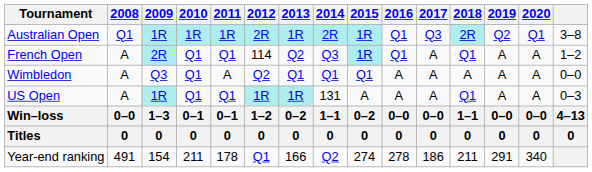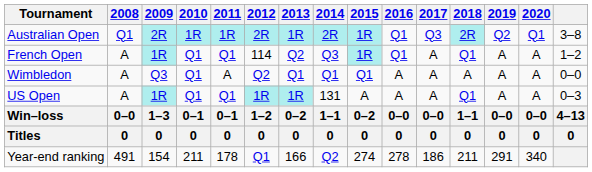(159, 34) 1R -> (159, 34) 2R
(159, 55) 2R -> (159, 55) 1R
